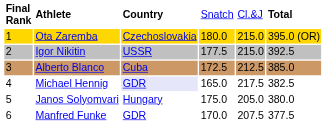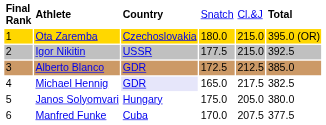(135, 68) Cuba -> (134, 68) GDR
(134, 115) GDR -> (135, 115) Cuba
